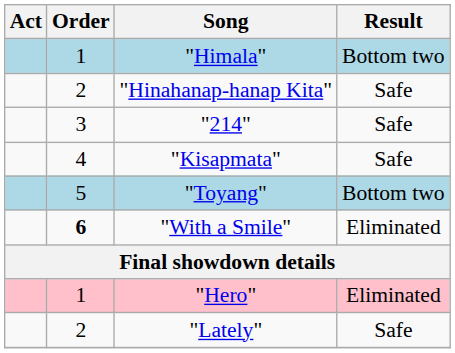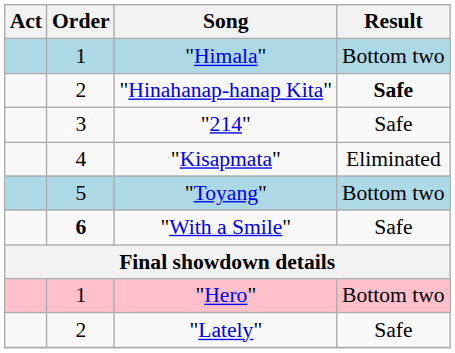(393, 90) normal -> (393, 90) bold
(393, 158) Safe -> (393, 158) Eliminated
(393, 227) Eliminated -> (393, 227) Safe
(393, 295) Eliminated -> (393, 295) Bottom two
